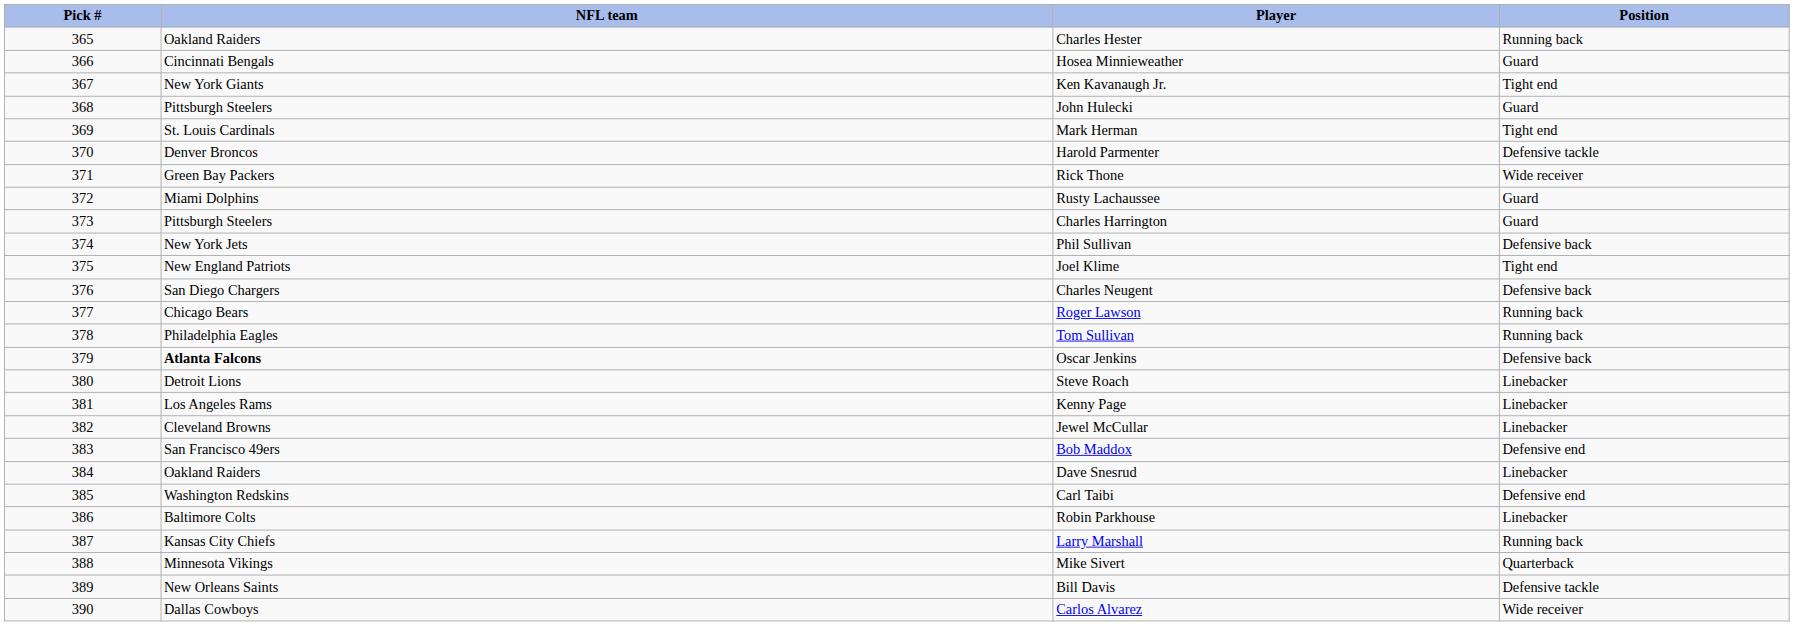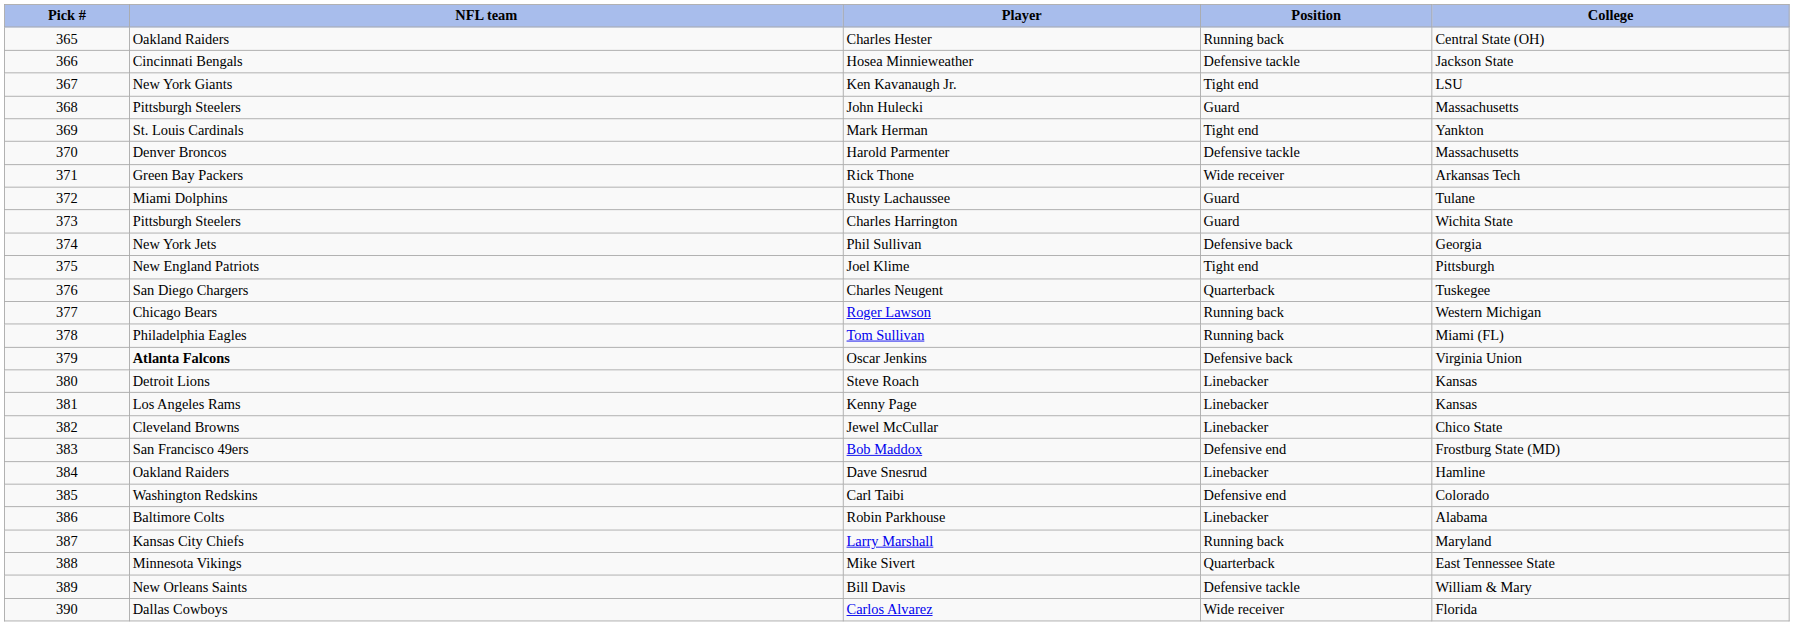+ column: (1611, 15)
(1520, 61) Guard -> (1252, 61) Defensive tackle
(1547, 289) Defensive back -> (1239, 289) Quarterback
